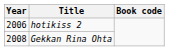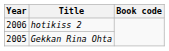(17, 39) 2008 -> (17, 39) 2005
